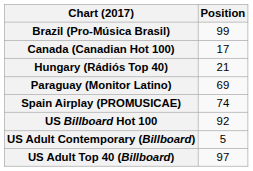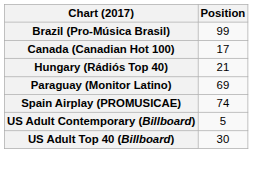- row: (101, 121)
(223, 157) 97 -> (223, 139) 30
